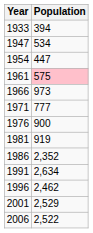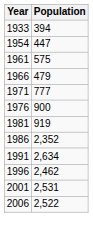- row: (18, 44)
(42, 76) pink background -> (42, 60) no background
(42, 92) 973 -> (42, 76) 479
(46, 204) 2,529 -> (46, 188) 2,531
